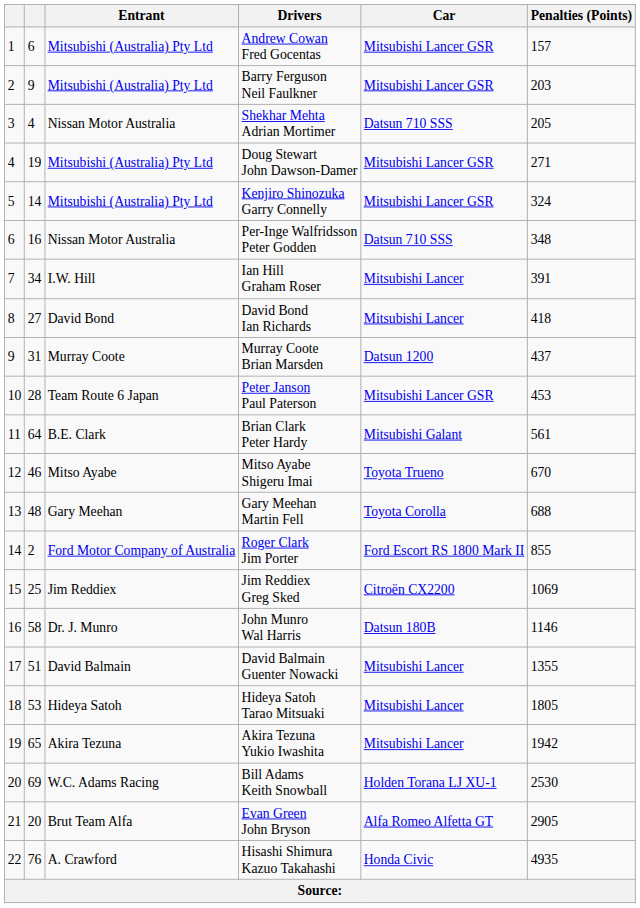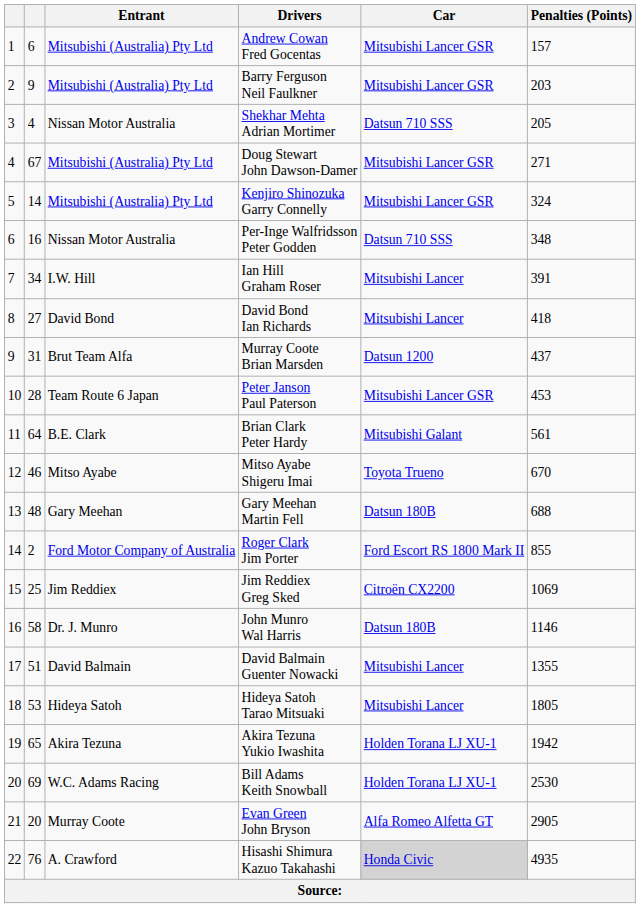(34, 162) 19 -> (34, 162) 67
(86, 356) Murray Coote -> (90, 356) Brut Team Alfa
(405, 511) Toyota Corolla -> (400, 511) Datsun 180B
(414, 744) Mitsubishi Lancer -> (430, 744) Holden Torana LJ XU-1
(90, 821) Brut Team Alfa -> (86, 821) Murray Coote
(398, 860) no background -> (398, 860) lightgrey background
